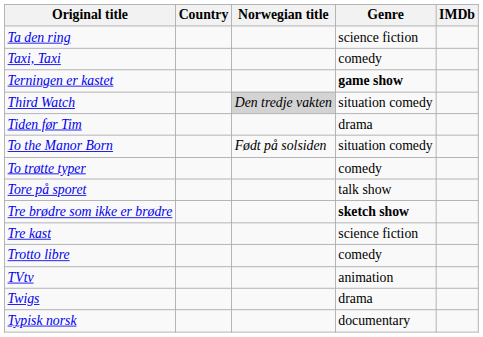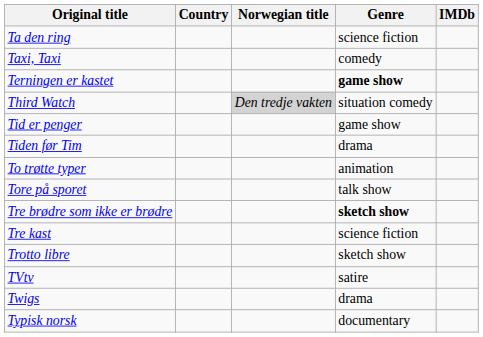+ row: (45, 124)
- row: (60, 146)
(360, 168) comedy -> (366, 168) animation
(360, 255) comedy -> (372, 255) sketch show
(366, 277) animation -> (353, 277) satire
